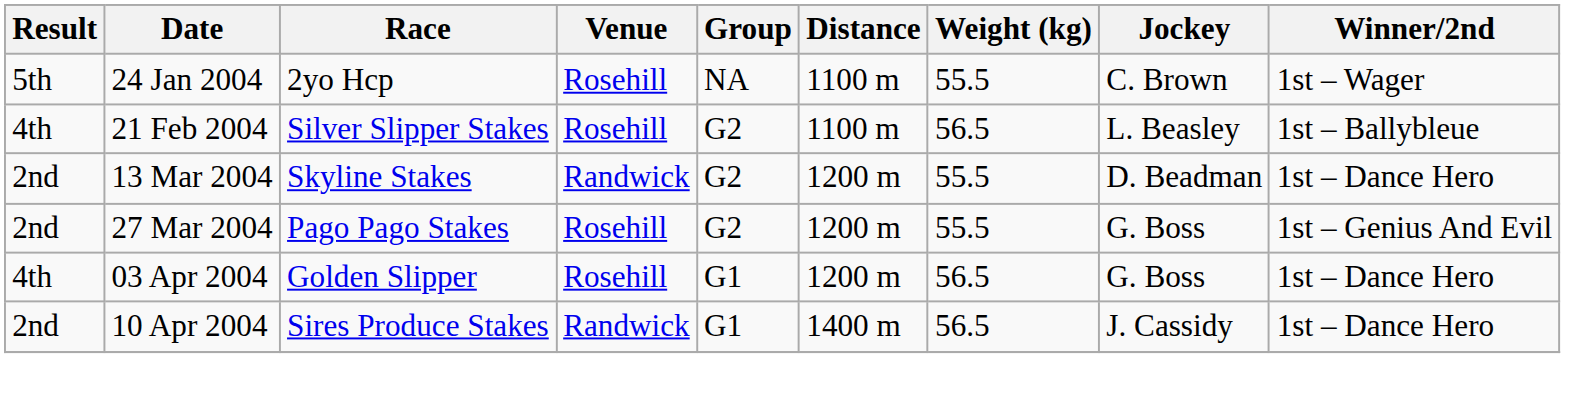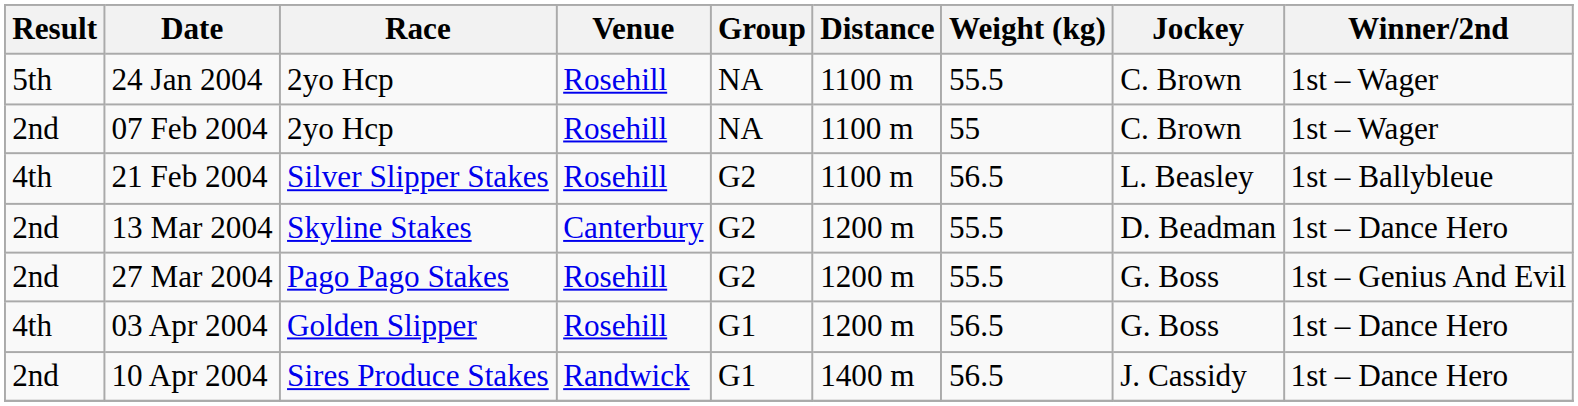+ row: (189, 128)
(626, 177) Randwick -> (633, 227) Canterbury
